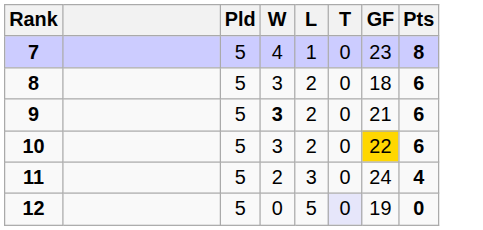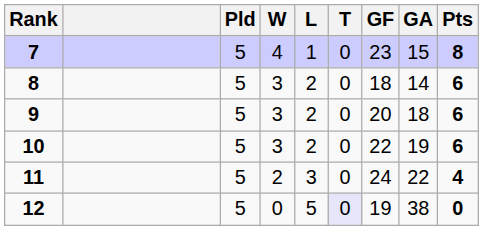+ column: (418, 20)
(277, 114) bold -> (277, 114) normal
(380, 114) 21 -> (380, 114) 20
(380, 146) gold background -> (380, 146) no background
